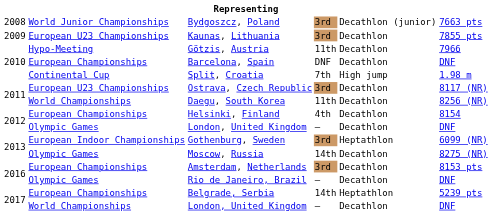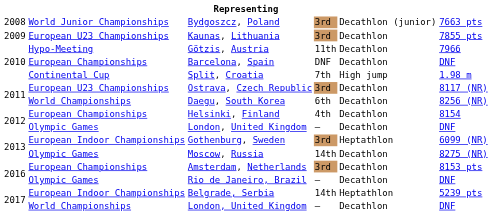(326, 101) 11th -> (323, 101) 6th
(88, 193) European Championships -> (107, 193) European Indoor Championships
